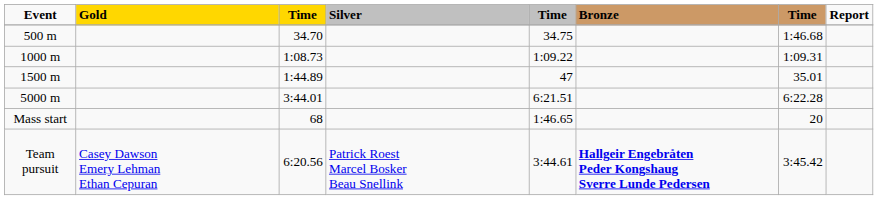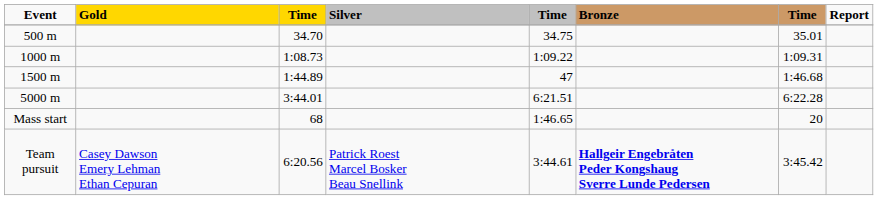(803, 35) 1:46.68 -> (808, 35) 35.01
(808, 77) 35.01 -> (803, 77) 1:46.68
